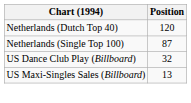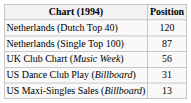+ row: (65, 59)
(167, 59) 32 -> (167, 75) 31
